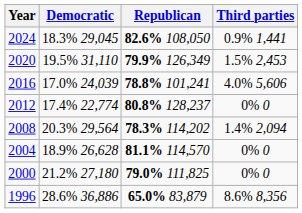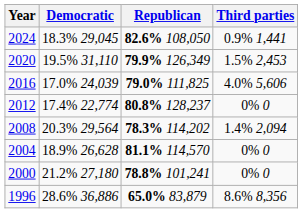(167, 83) 78.8% 101,241 -> (167, 83) 79.0% 111,825
(167, 173) 79.0% 111,825 -> (167, 173) 78.8% 101,241
